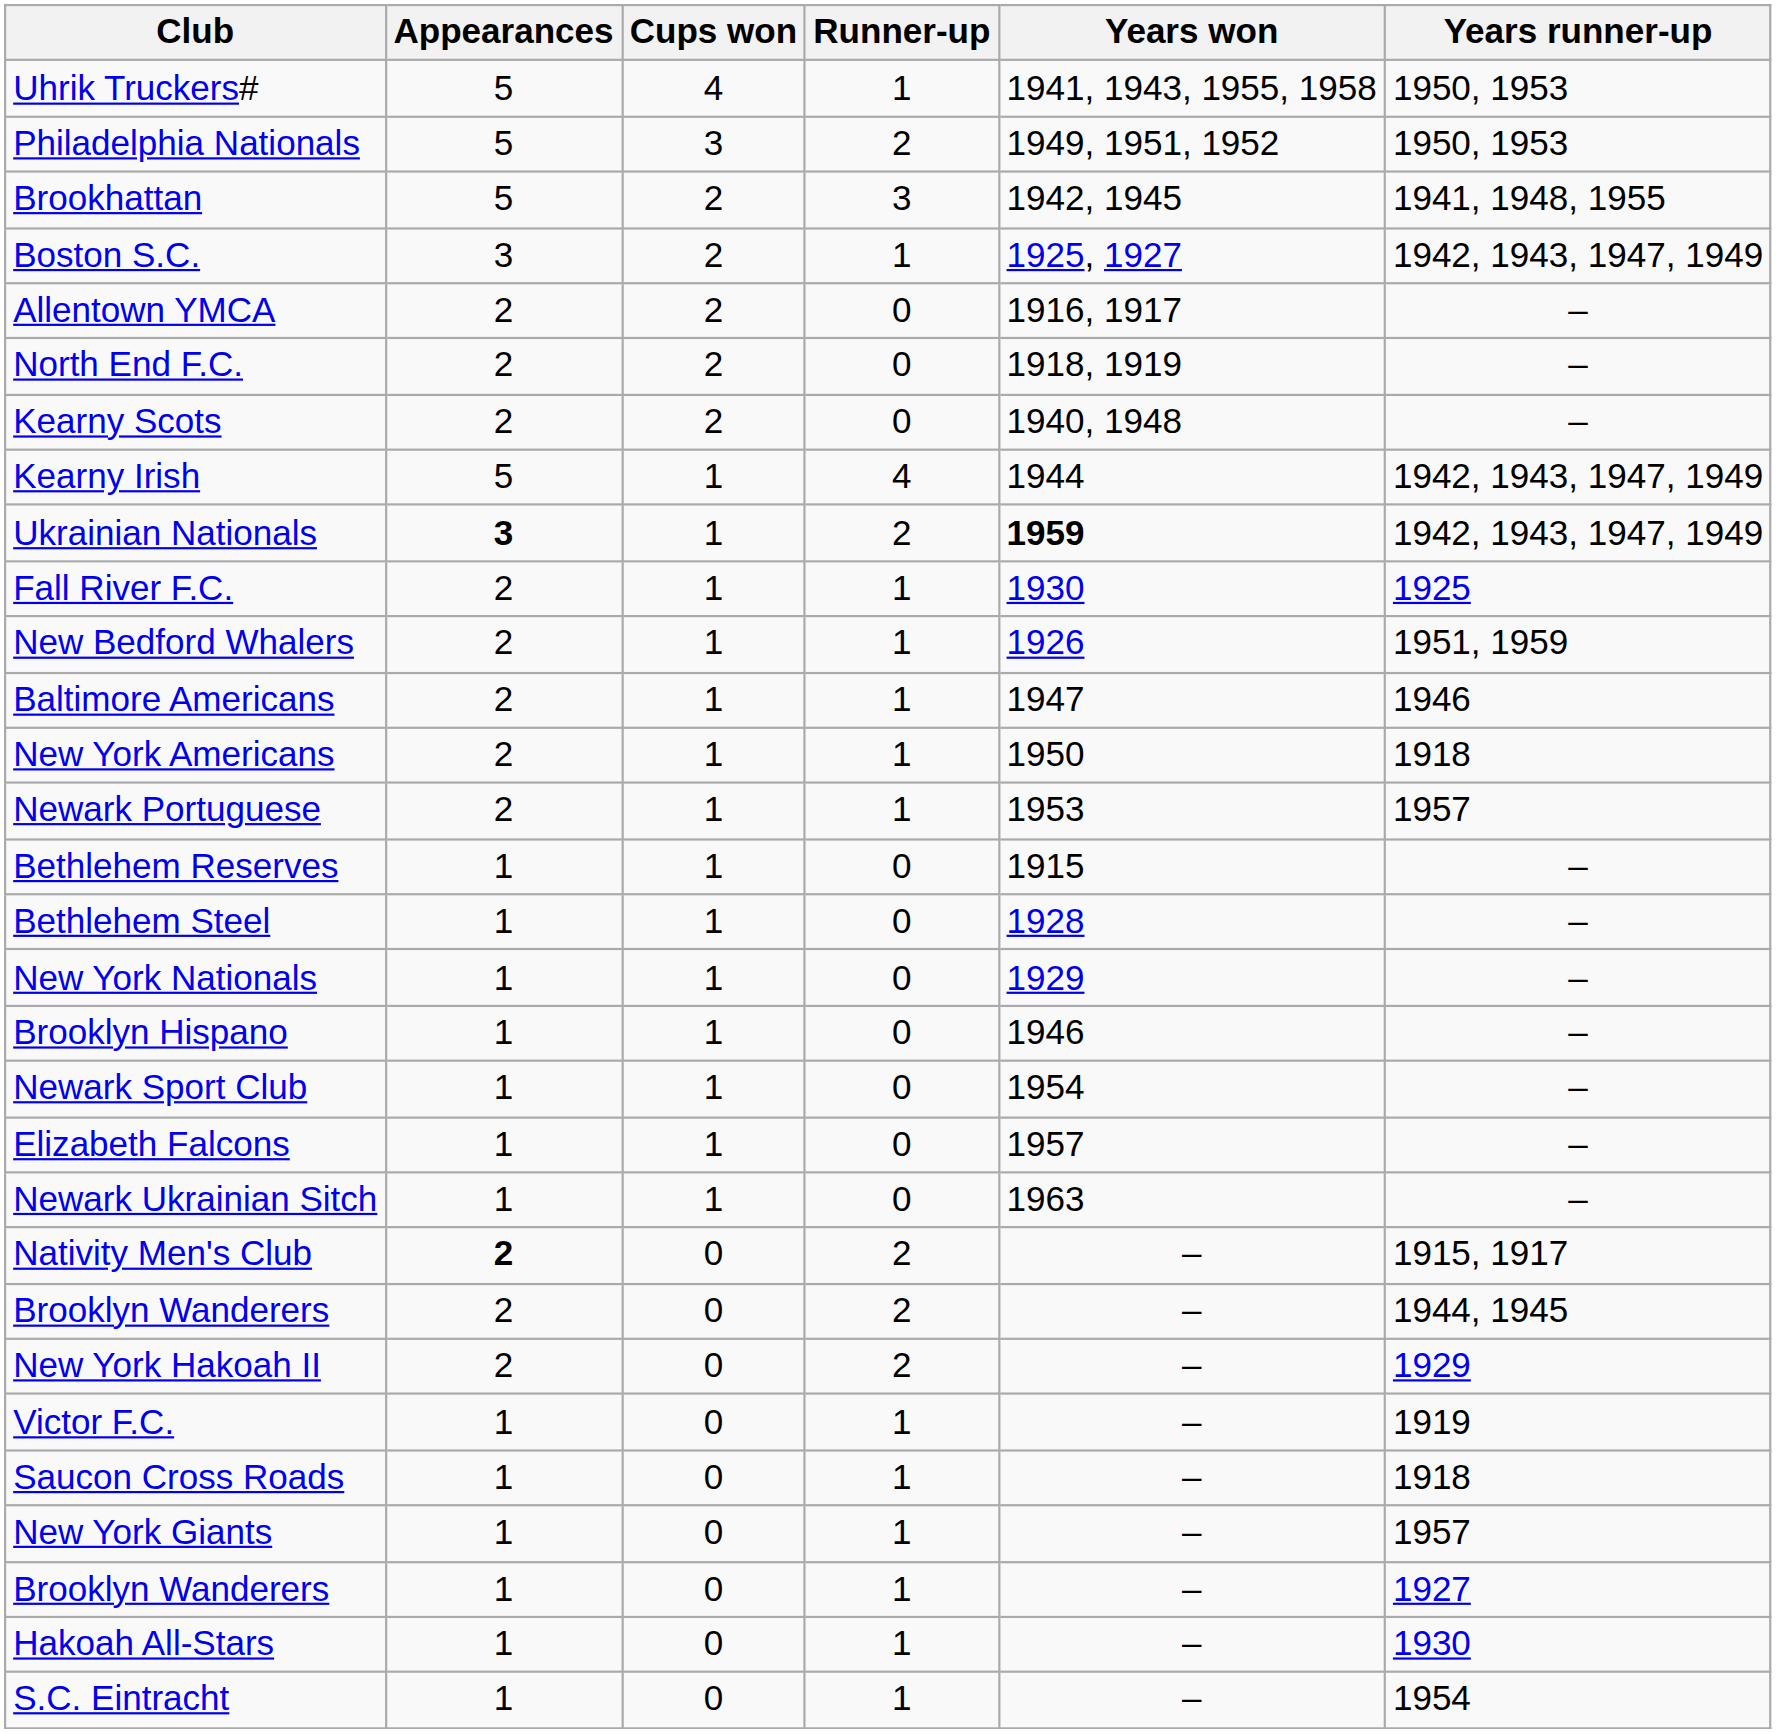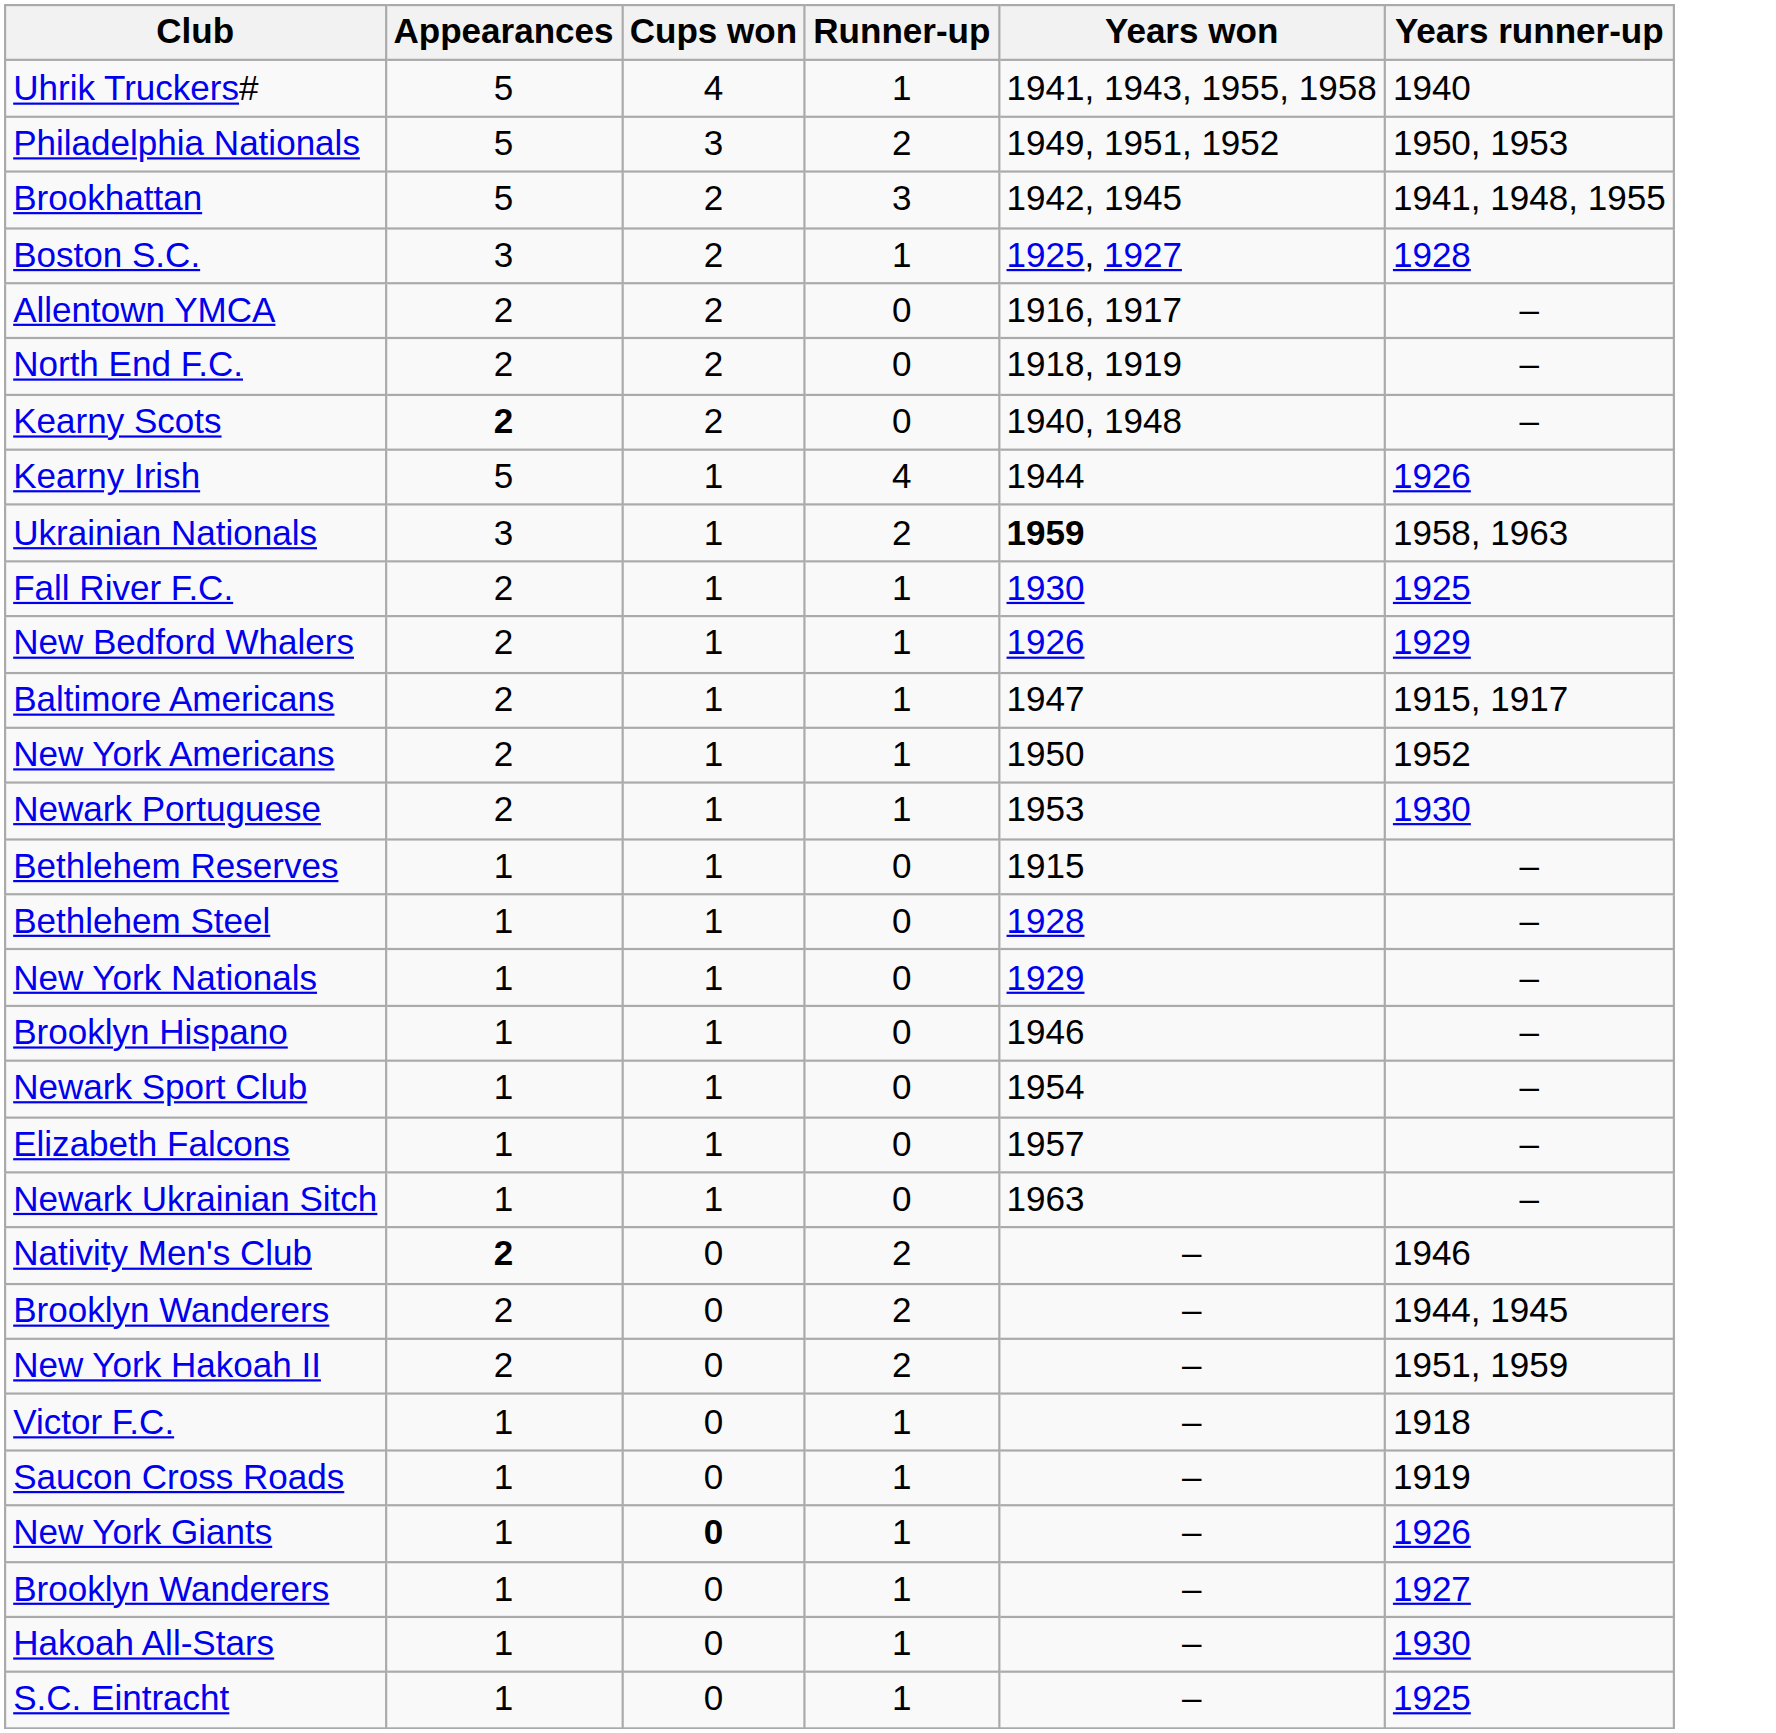(1481, 87) 1950, 1953 -> (1432, 87) 1940
(1578, 254) 1942, 1943, 1947, 1949 -> (1432, 254) 1928
(504, 421) normal -> (504, 421) bold
(1578, 476) 1942, 1943, 1947, 1949 -> (1432, 476) 1926
(504, 532) bold -> (504, 532) normal
(1578, 532) 1942, 1943, 1947, 1949 -> (1481, 532) 1958, 1963
(1481, 643) 1951, 1959 -> (1432, 643) 1929
(1432, 699) 1946 -> (1481, 699) 1915, 1917
(1432, 754) 1918 -> (1432, 754) 1952
(1432, 810) 1957 -> (1432, 810) 1930
(1481, 1254) 1915, 1917 -> (1432, 1254) 1946
(1432, 1365) 1929 -> (1481, 1365) 1951, 1959
(1432, 1421) 1919 -> (1432, 1421) 1918
(1432, 1477) 1918 -> (1432, 1477) 1919
(713, 1532) normal -> (713, 1532) bold
(1432, 1532) 1957 -> (1432, 1532) 1926
(1432, 1699) 1954 -> (1432, 1699) 1925
